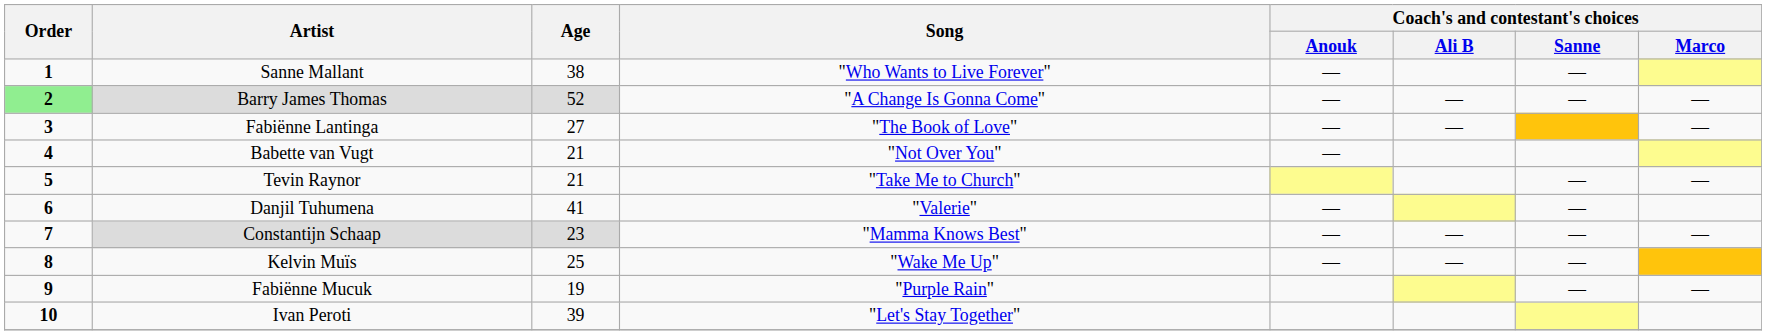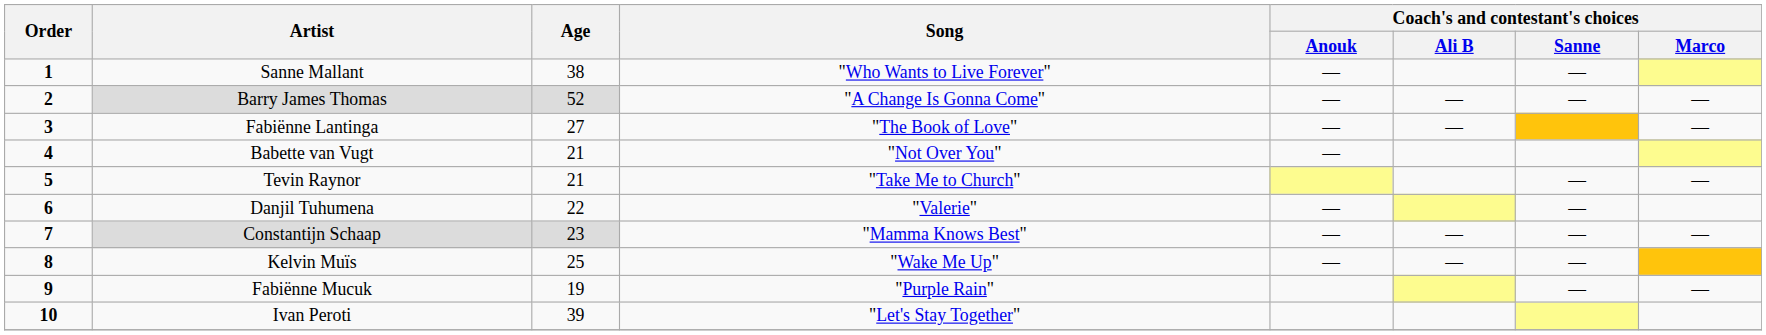(48, 99) lightgreen background -> (48, 99) no background
(576, 207) 41 -> (576, 207) 22
